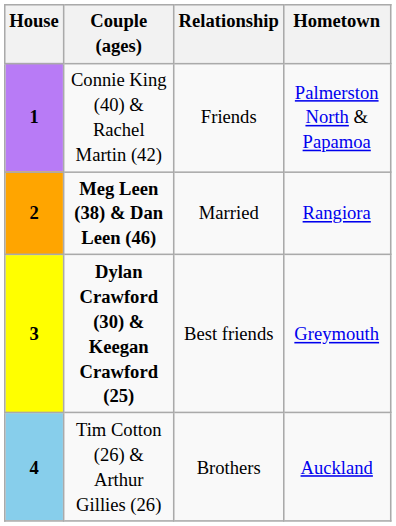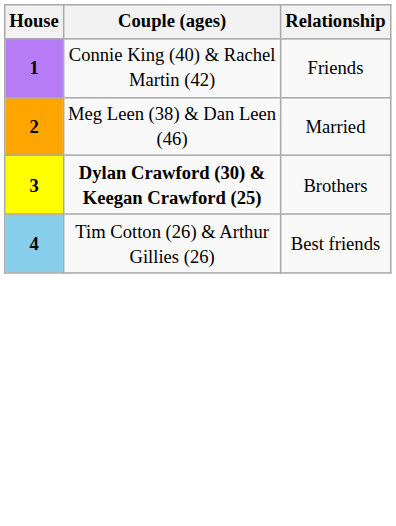- column: (337, 22)
(119, 213) bold -> (172, 126) normal
(229, 334) Best friends -> (335, 185) Brothers
(229, 467) Brothers -> (335, 243) Best friends
